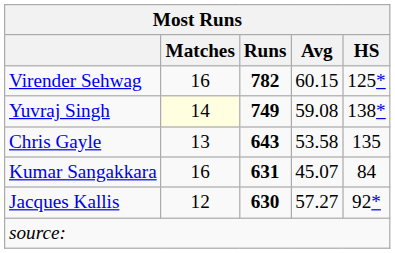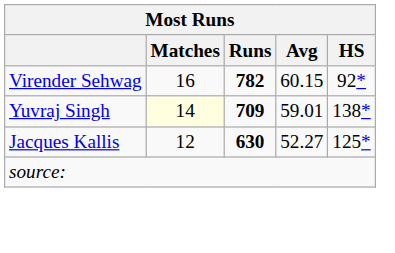(367, 80) 125* -> (352, 80) 92*
(265, 111) 749 -> (250, 111) 709
(317, 111) 59.08 -> (302, 111) 59.01
- row: (55, 141)
- row: (83, 171)
(317, 202) 57.27 -> (302, 141) 52.27
(367, 202) 92* -> (352, 141) 125*
